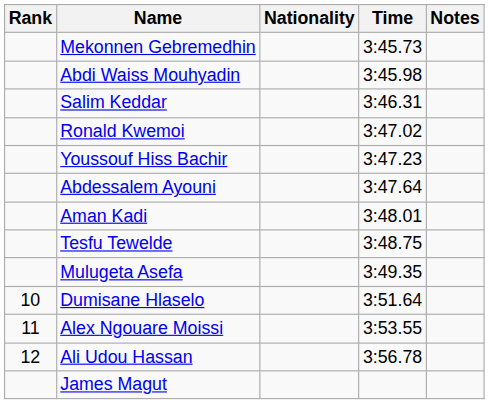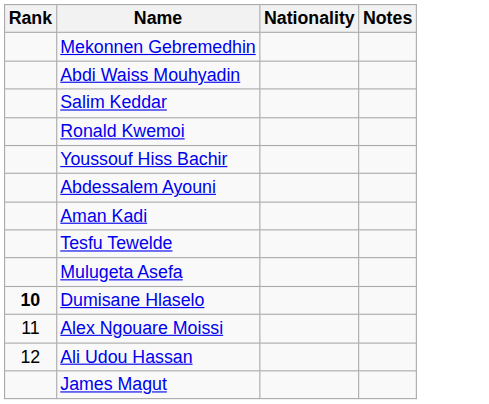- column: (393, 18)
(30, 300) normal -> (30, 300) bold
